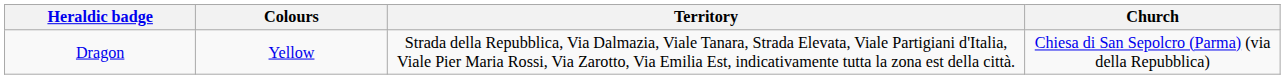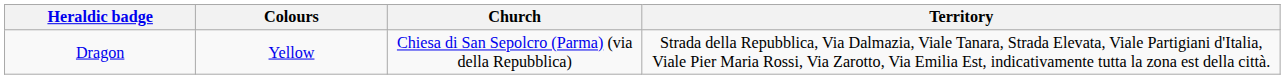columns swapped: (706, 17) <-> (1153, 17)
